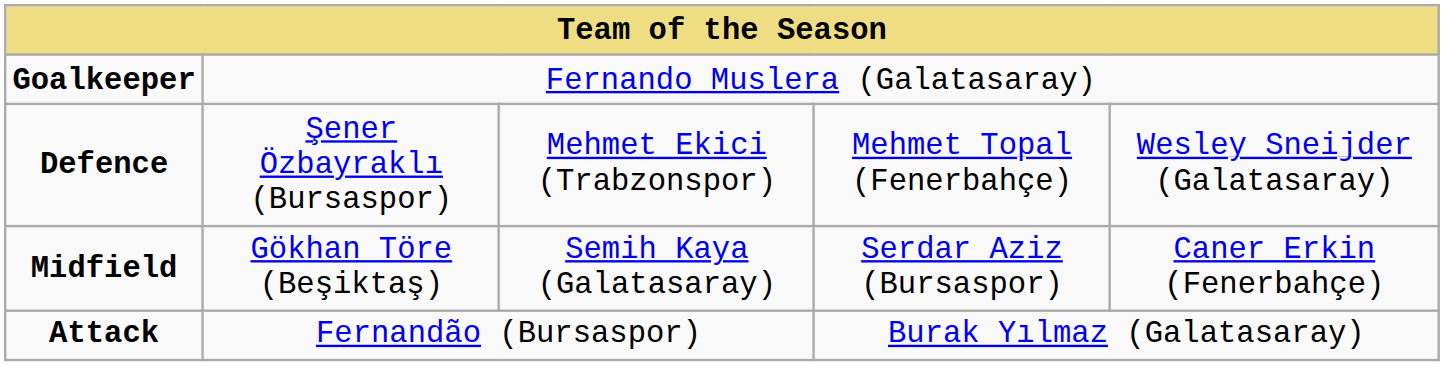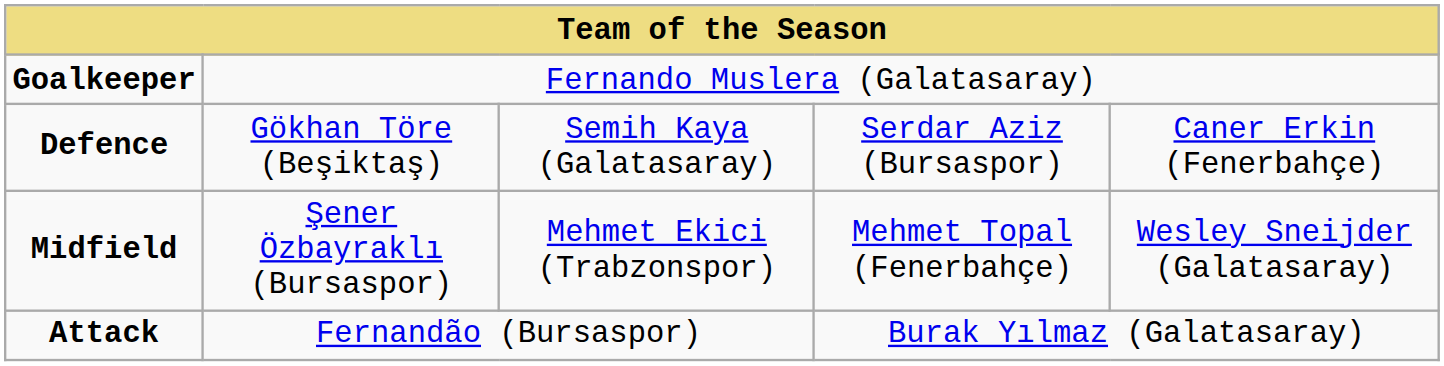(351, 165) Şener Özbayraklı (Bursaspor) -> (351, 147) Gökhan Töre (Beşiktaş)
(657, 165) Mehmet Ekici (Trabzonspor) -> (657, 147) Semih Kaya (Galatasaray)
(962, 165) Mehmet Topal (Fenerbahçe) -> (962, 147) Serdar Aziz (Bursaspor)
(1274, 165) Wesley Sneijder (Galatasaray) -> (1274, 147) Caner Erkin (Fenerbahçe)
(351, 268) Gökhan Töre (Beşiktaş) -> (351, 250) Şener Özbayraklı (Bursaspor)
(657, 268) Semih Kaya (Galatasaray) -> (657, 250) Mehmet Ekici (Trabzonspor)
(962, 268) Serdar Aziz (Bursaspor) -> (962, 250) Mehmet Topal (Fenerbahçe)
(1274, 268) Caner Erkin (Fenerbahçe) -> (1274, 250) Wesley Sneijder (Galatasaray)
